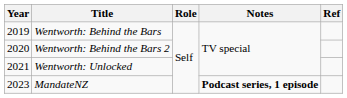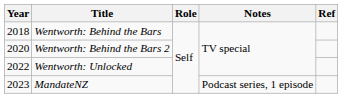(18, 31) 2019 -> (18, 31) 2018
(18, 66) 2021 -> (18, 66) 2022
(260, 84) bold -> (257, 84) normal
